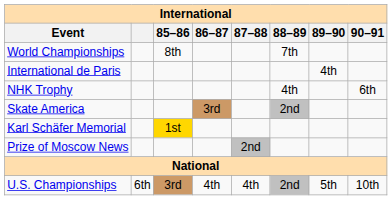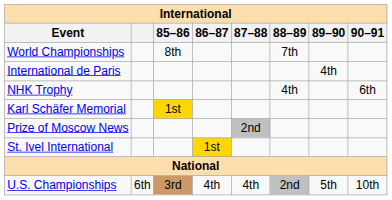- row: (46, 109)
+ row: (60, 147)
